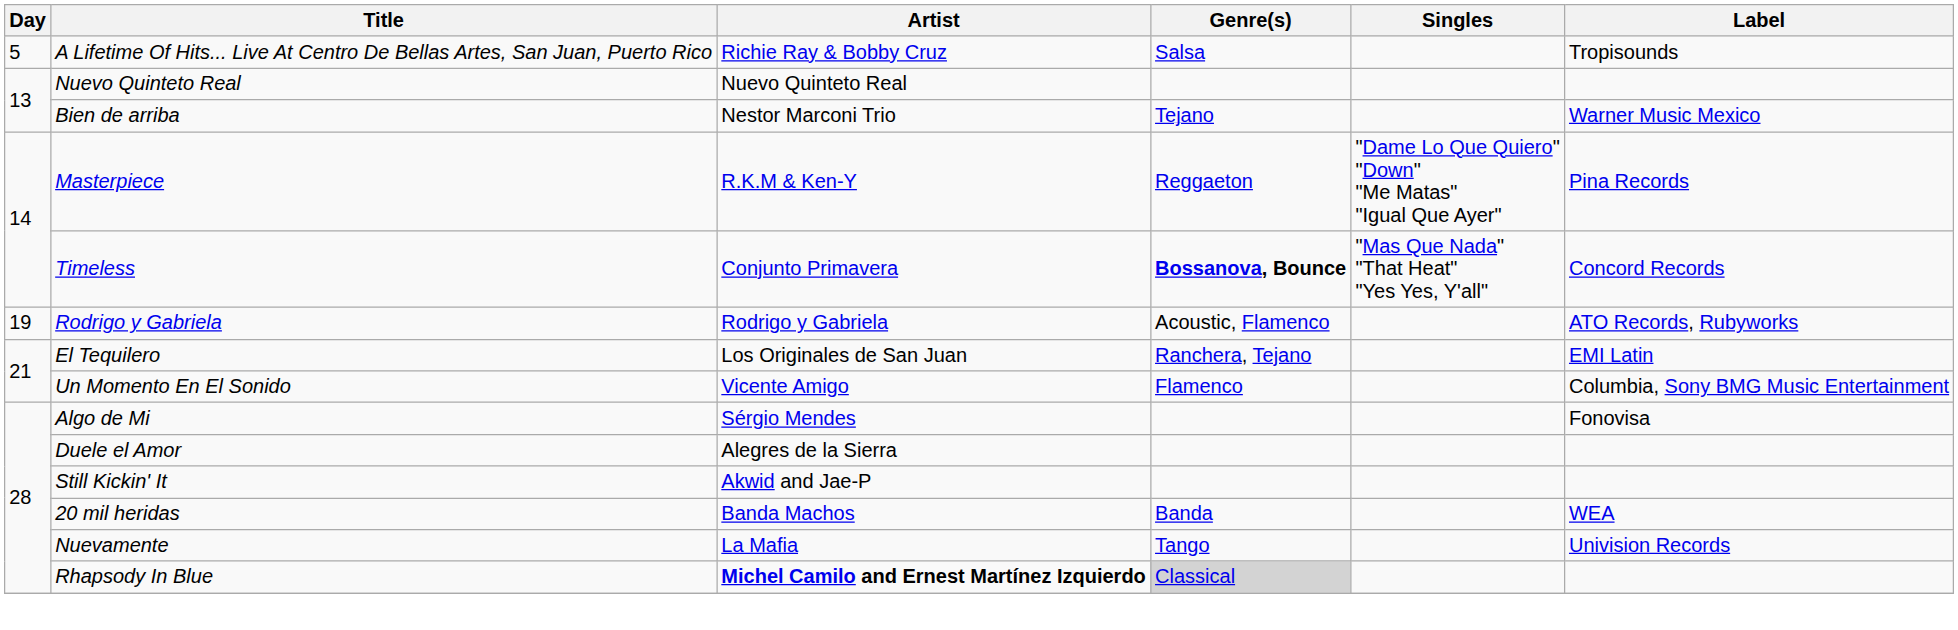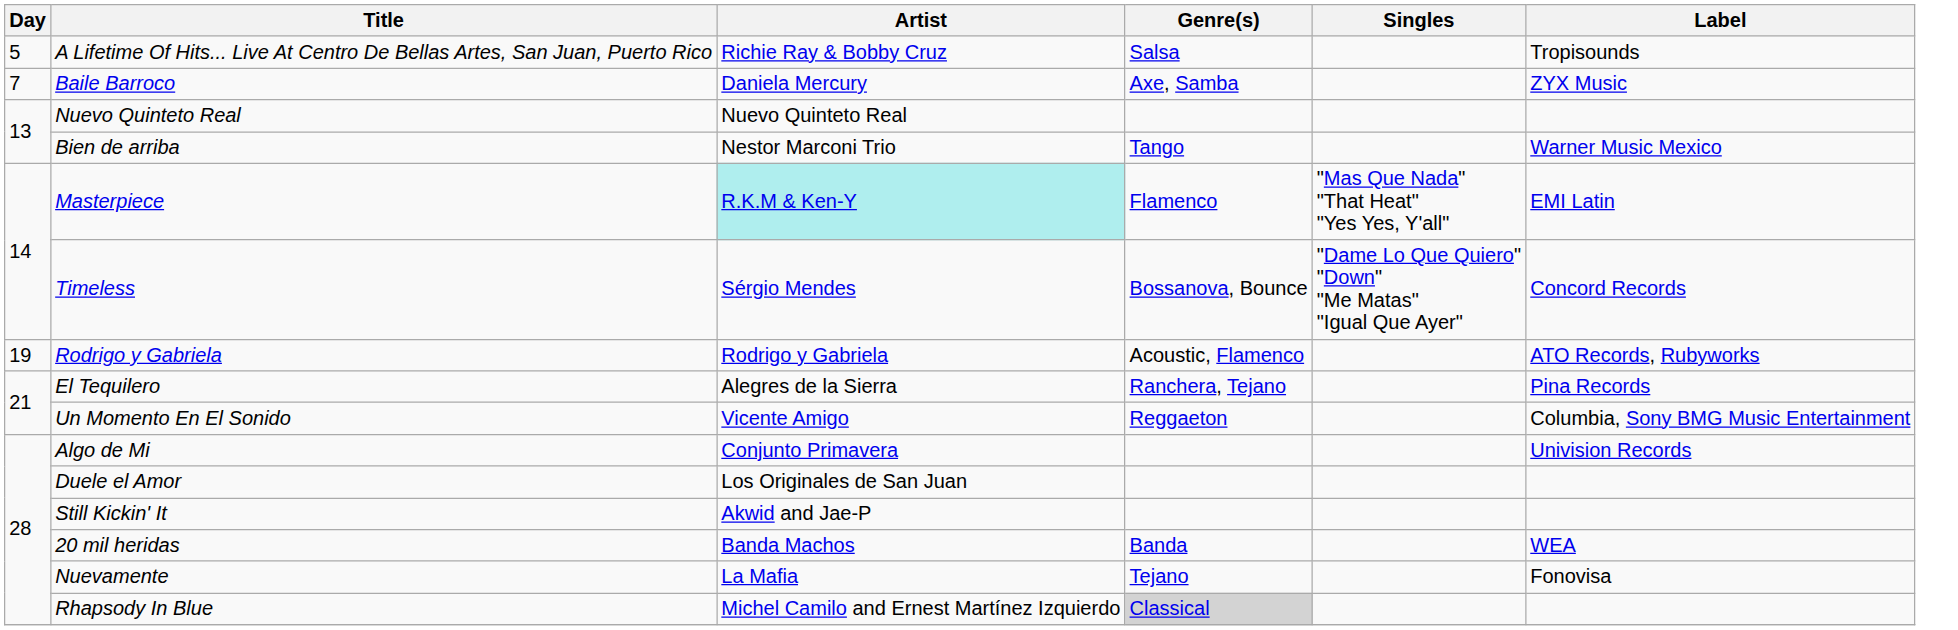+ row: (115, 83)
(1185, 115) Tejano -> (1157, 147) Tango
(789, 180) no background -> (789, 201) paleturquoise background
(1204, 180) Reggaeton -> (1174, 201) Flamenco
(1458, 180) "Dame Lo Que Quiero" "Down" "Me Matas" "Igual Que Ayer" -> (1391, 201) "Mas Que Nada" "That Heat" "Yes Yes, Y'all"
(1629, 180) Pina Records -> (1573, 201) EMI Latin
(810, 268) Conjunto Primavera -> (789, 289) Sérgio Mendes
(1251, 268) bold -> (1219, 289) normal
(1430, 268) "Mas Que Nada" "That Heat" "Yes Yes, Y'all" -> (1419, 289) "Dame Lo Que Quiero" "Down" "Me Matas" "Igual Que Ayer"
(844, 354) Los Originales de San Juan -> (809, 386) Alegres de la Sierra
(1611, 354) EMI Latin -> (1590, 386) Pina Records
(1199, 386) Flamenco -> (1179, 418) Reggaeton
(789, 418) Sérgio Mendes -> (810, 450) Conjunto Primavera
(1610, 418) Fonovisa -> (1611, 450) Univision Records
(809, 450) Alegres de la Sierra -> (844, 481) Los Originales de San Juan
(1182, 545) Tango -> (1159, 576) Tejano
(1650, 545) Univision Records -> (1571, 576) Fonovisa
(934, 576) bold -> (921, 608) normal
